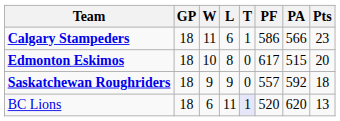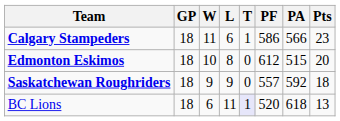(269, 60) 617 -> (269, 60) 612
(296, 104) 620 -> (296, 104) 618
